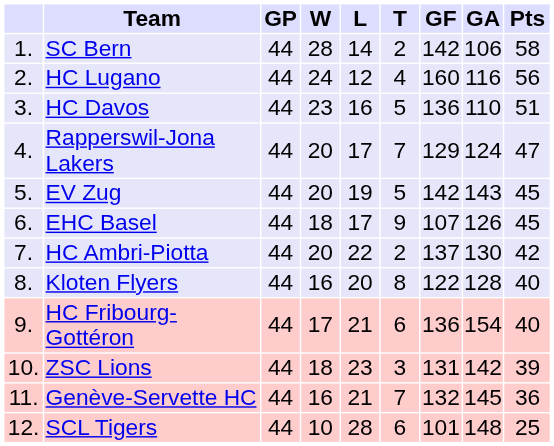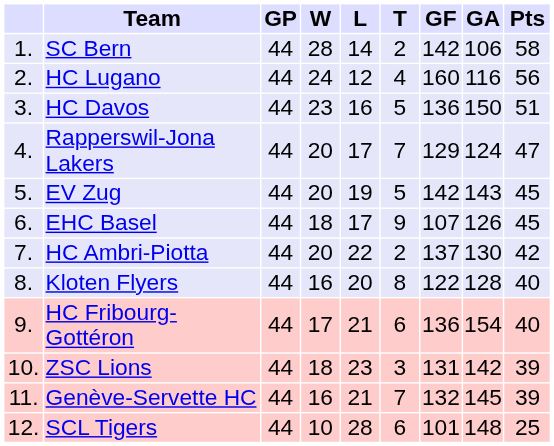(483, 107) 110 -> (483, 107) 150
(528, 397) 36 -> (528, 397) 39
